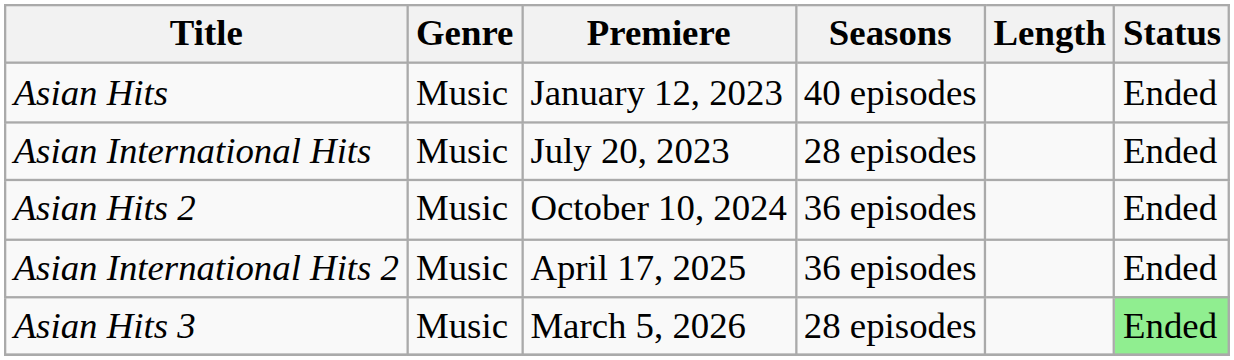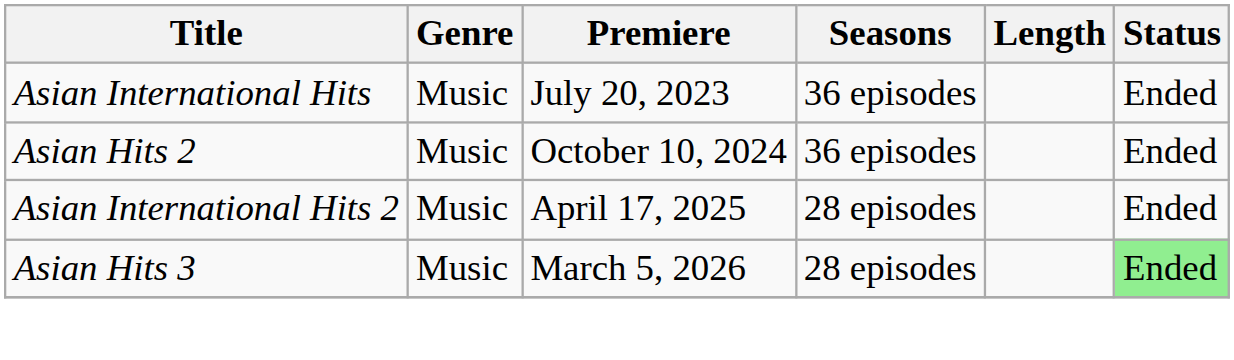- row: (91, 92)
(890, 150) 28 episodes -> (890, 92) 36 episodes
(890, 267) 36 episodes -> (890, 208) 28 episodes
